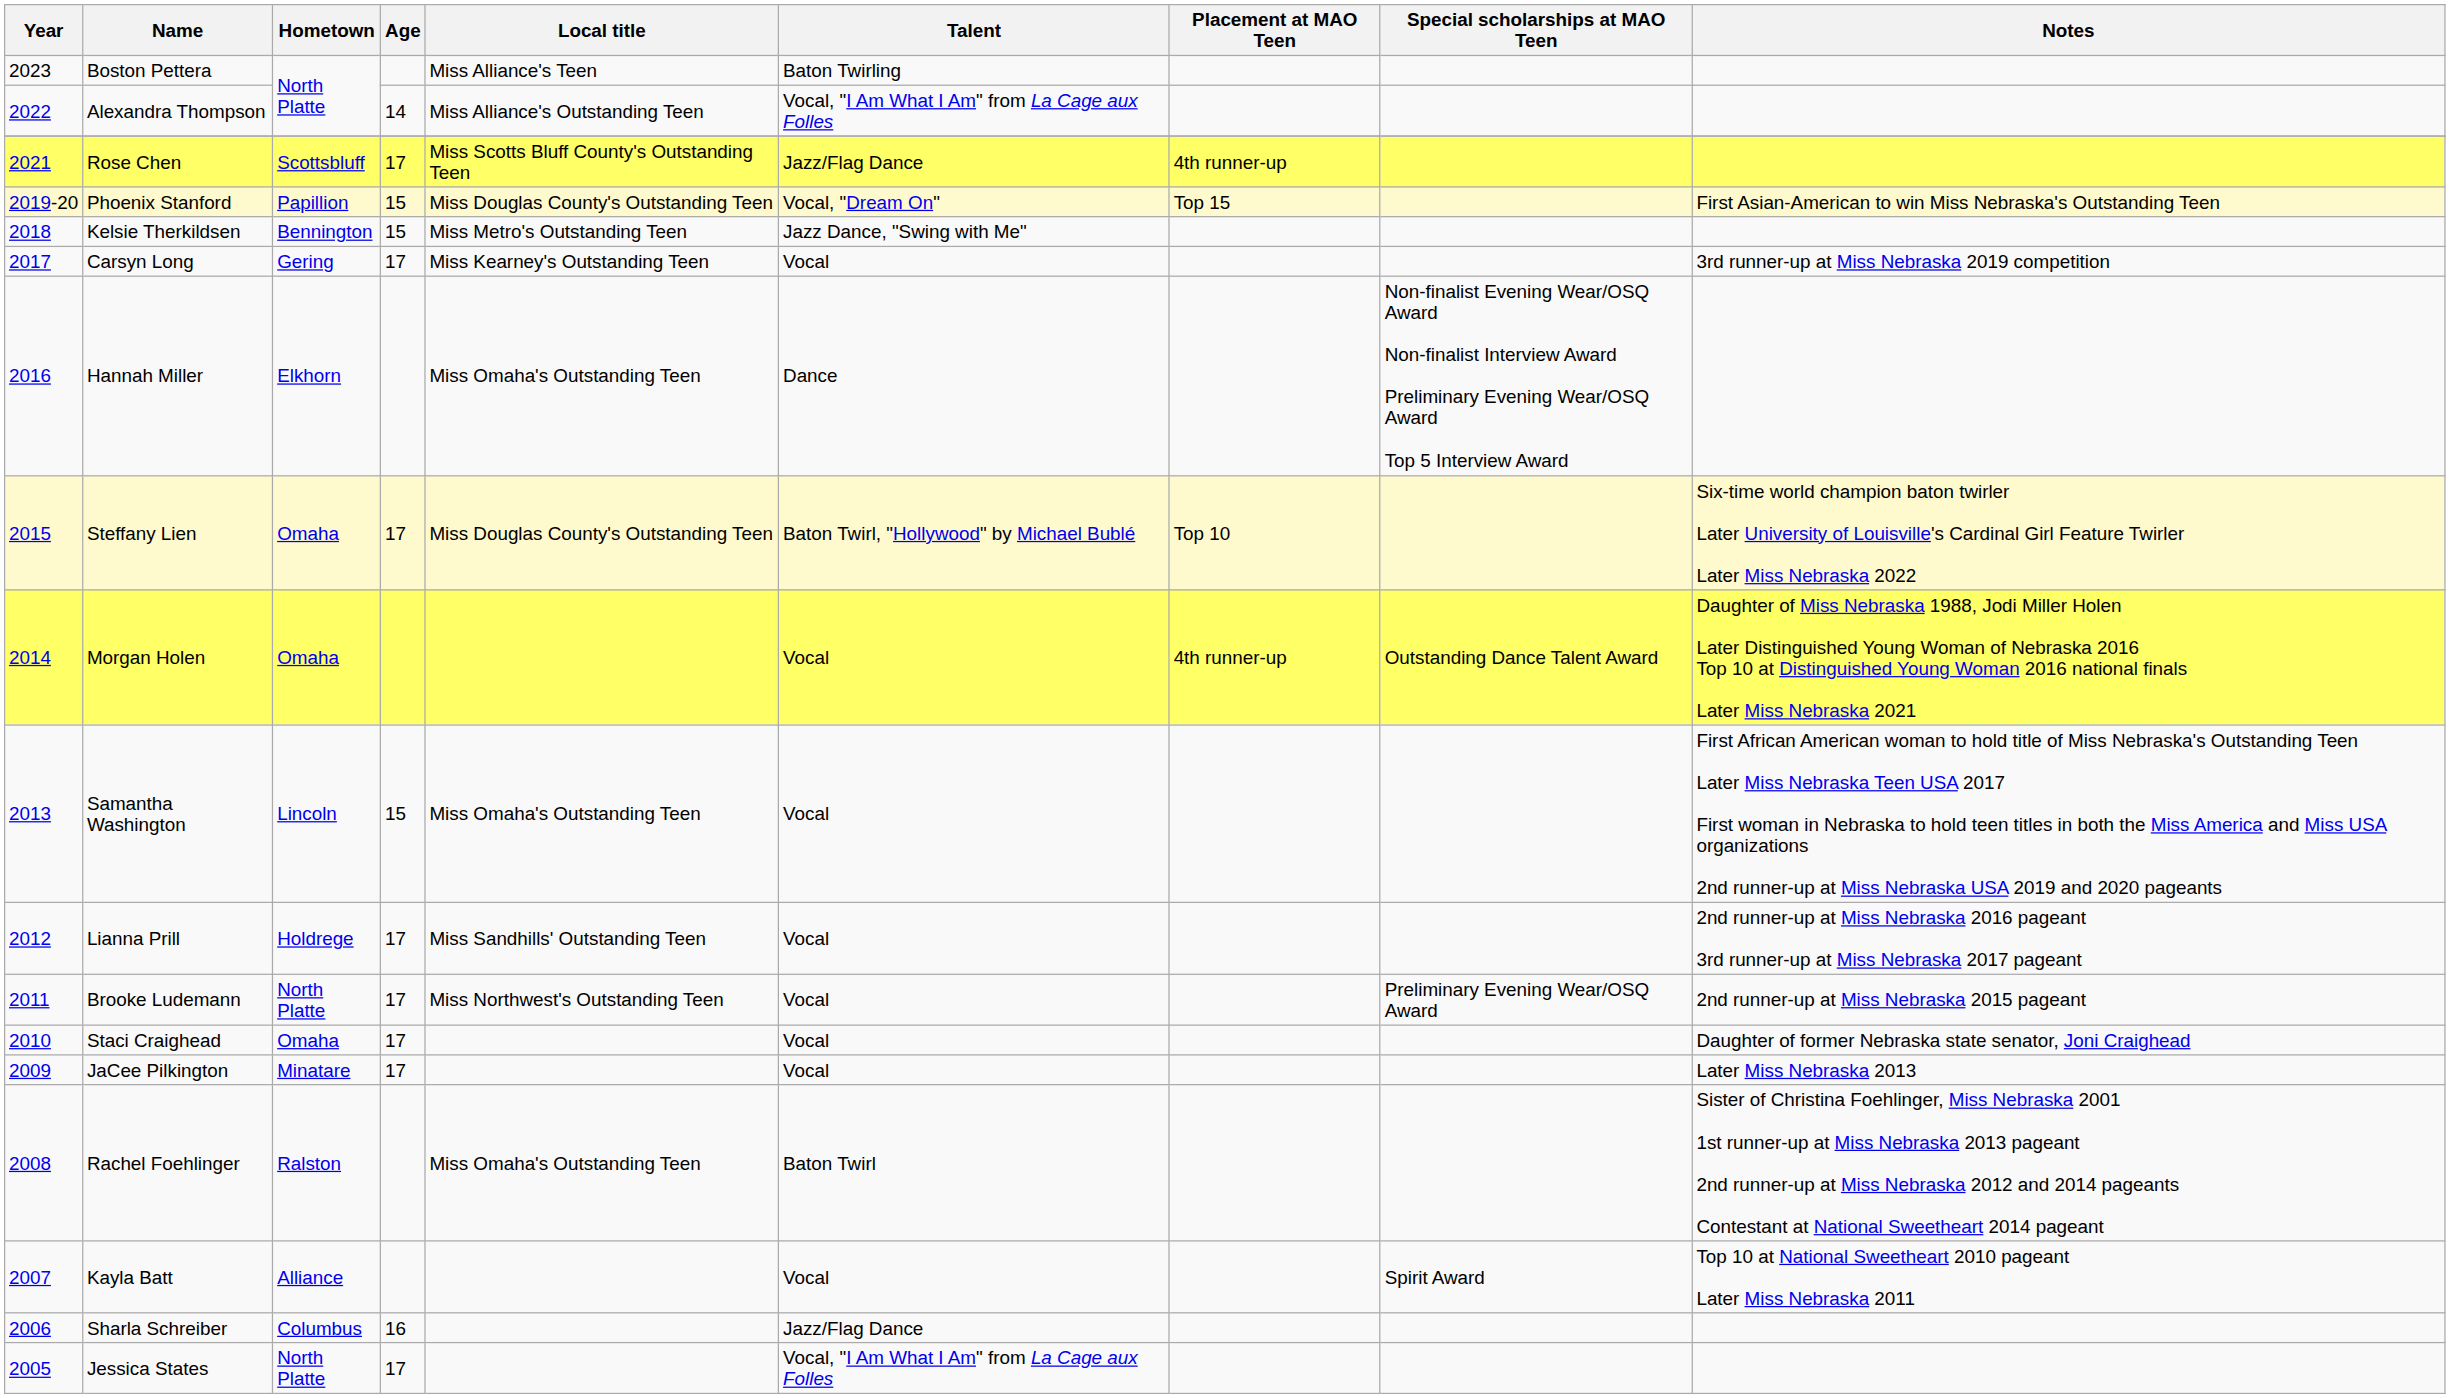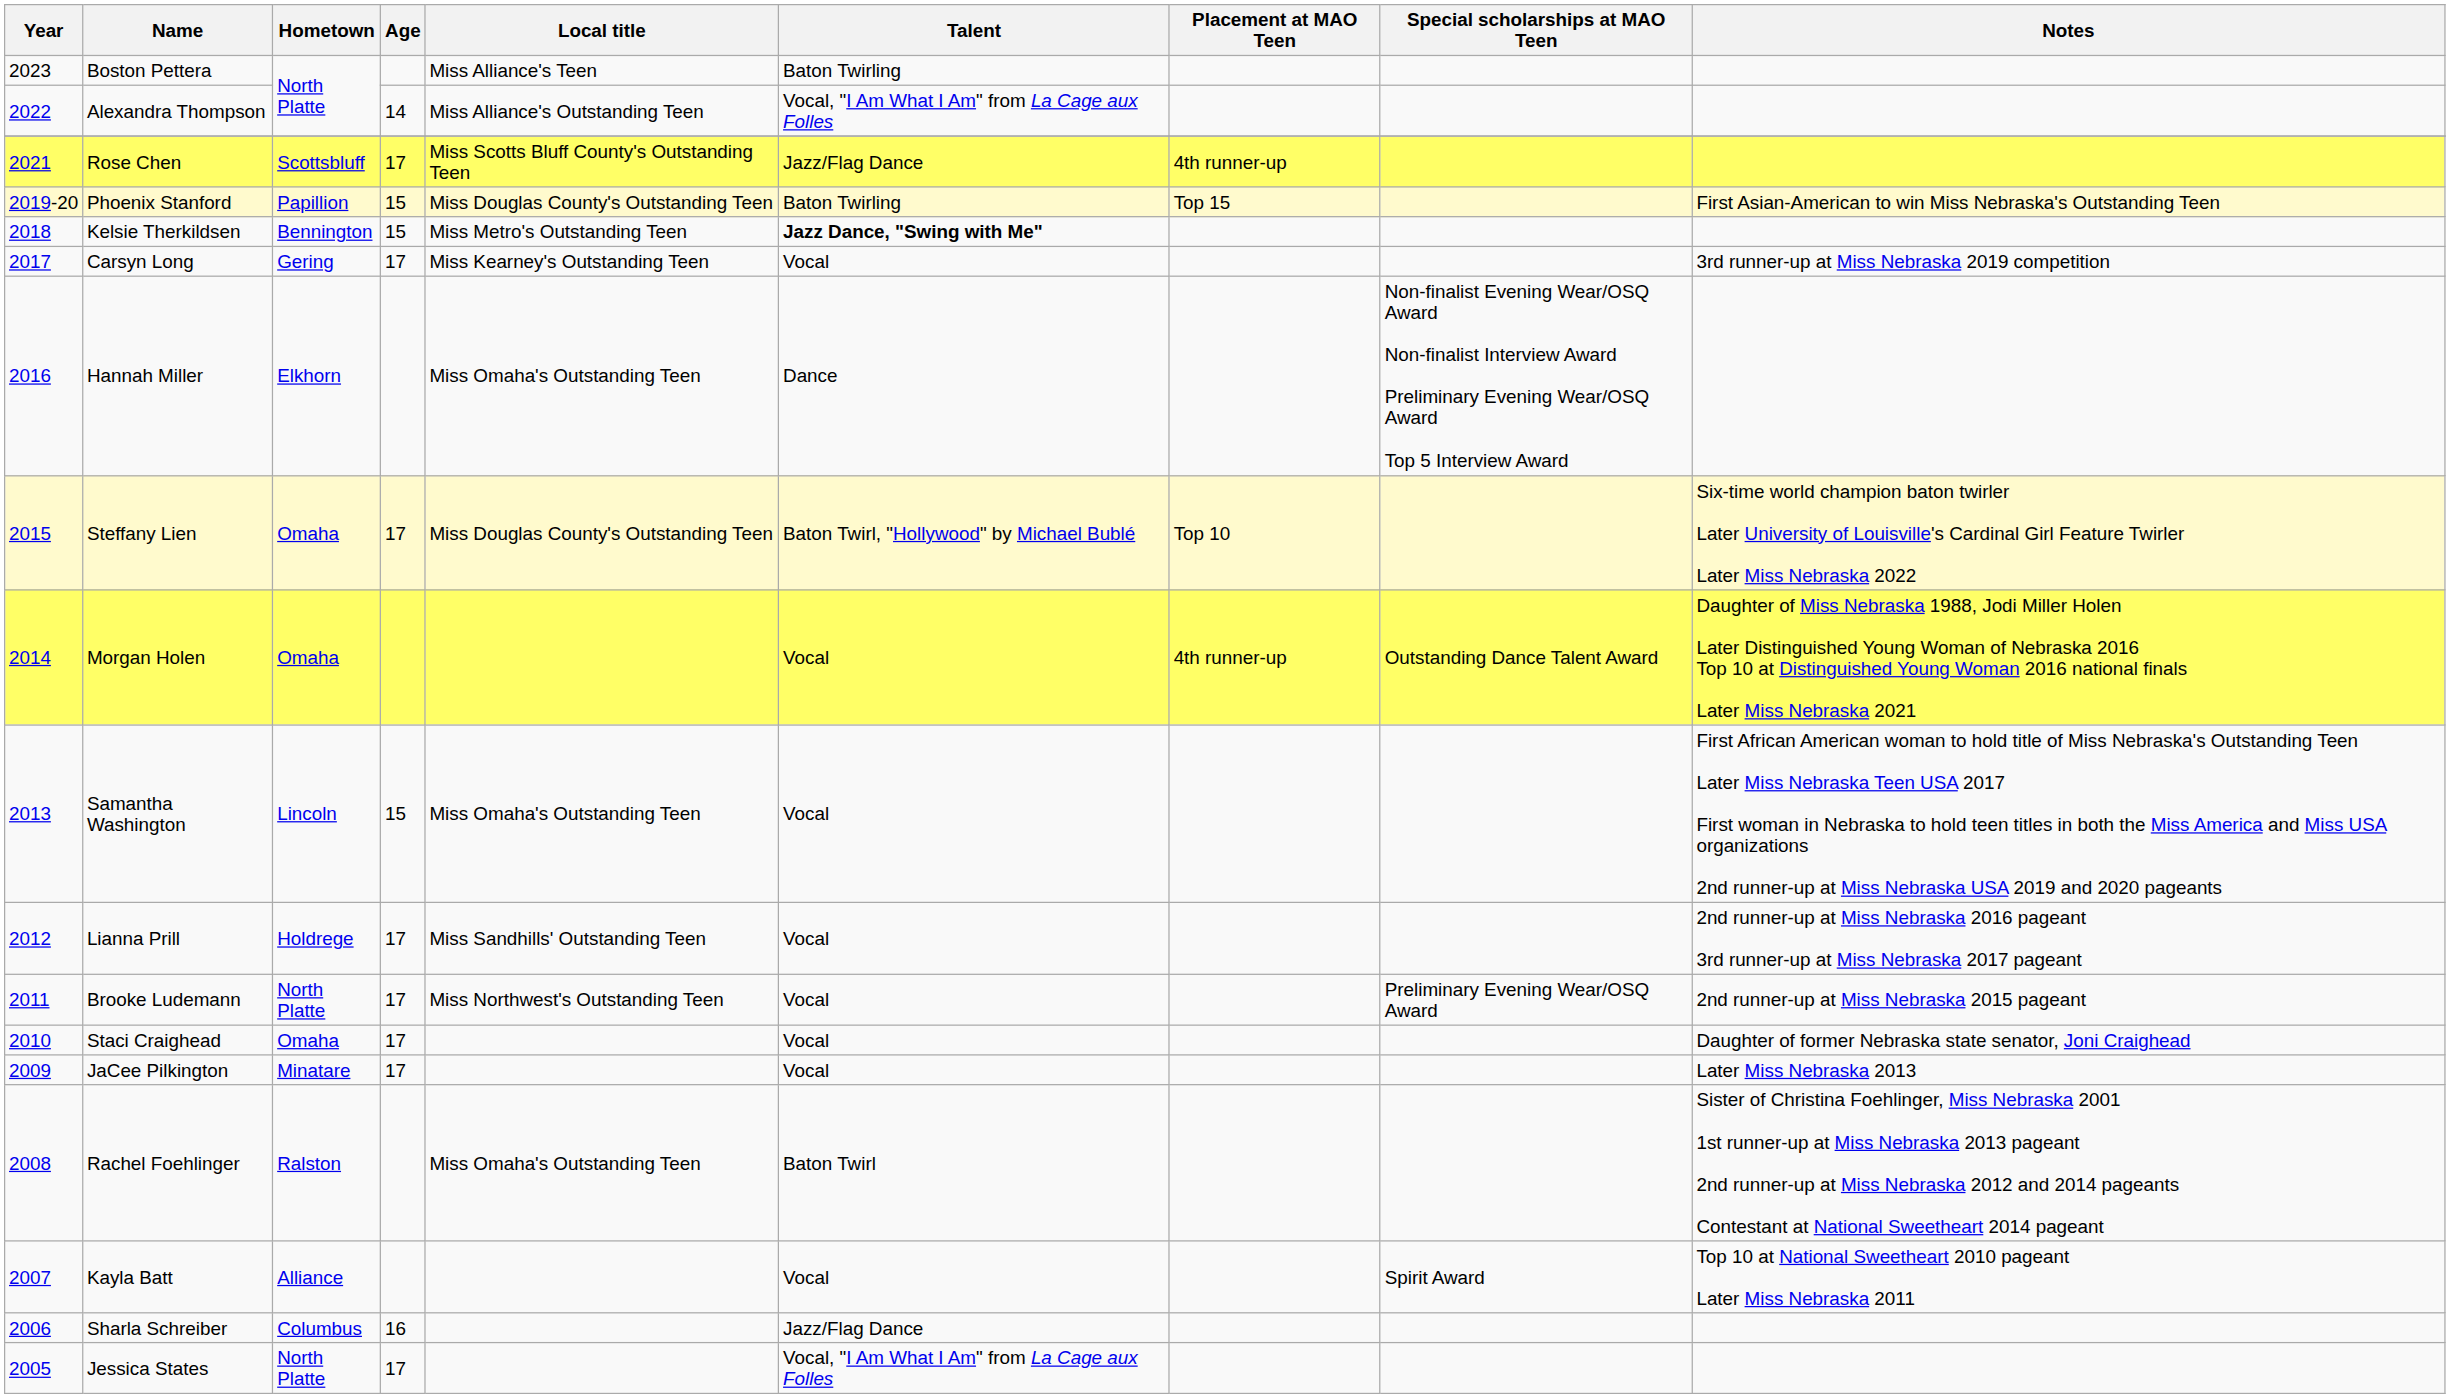(861, 202) Vocal, "Dream On" -> (842, 202) Baton Twirling
(905, 232) normal -> (913, 232) bold
